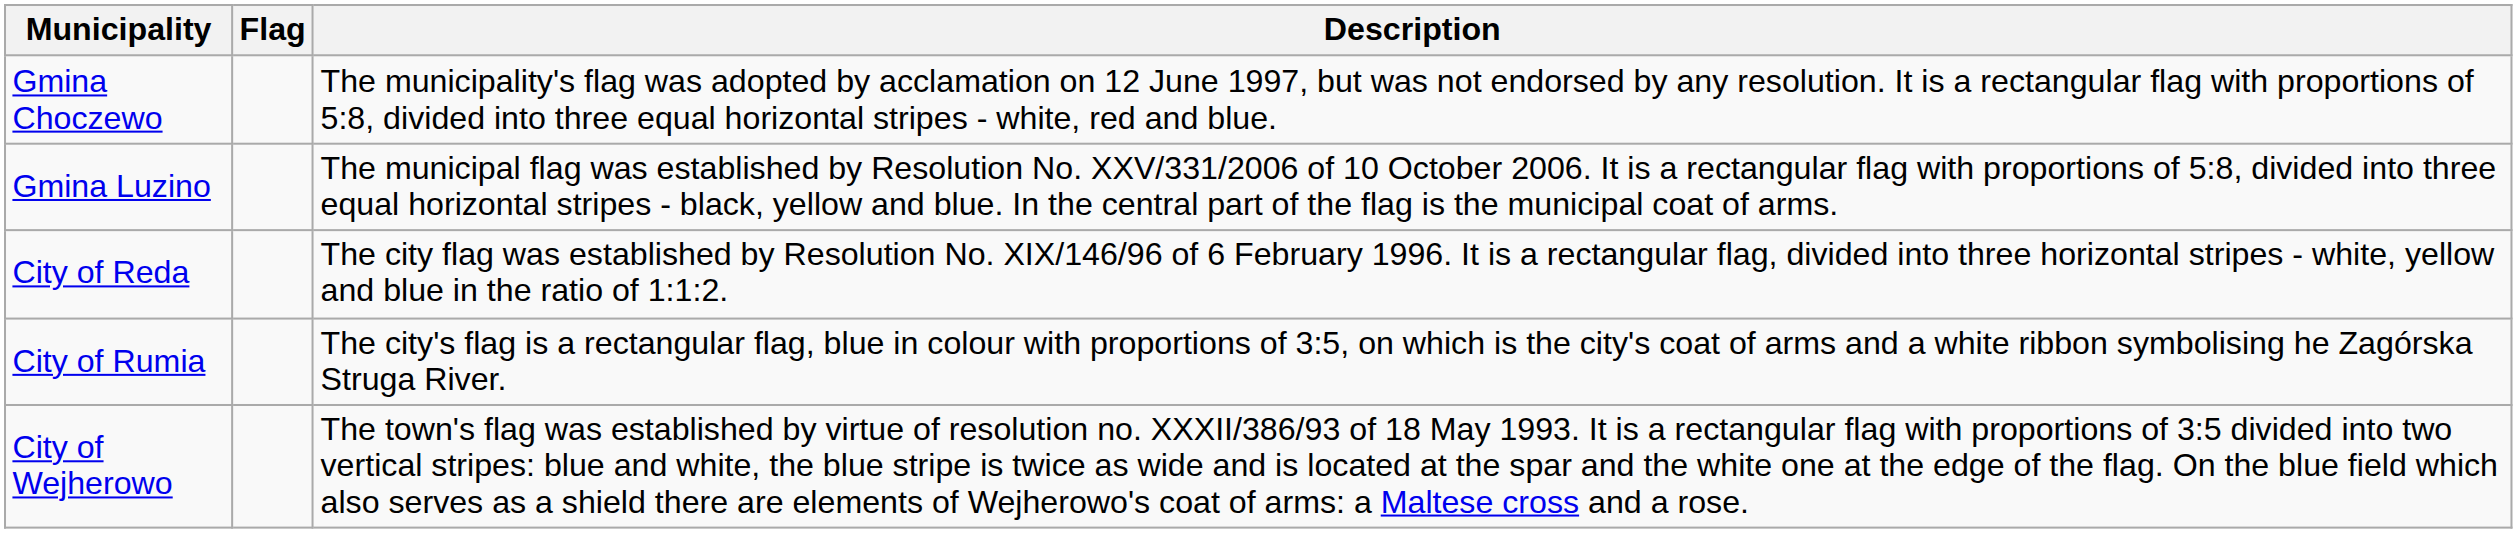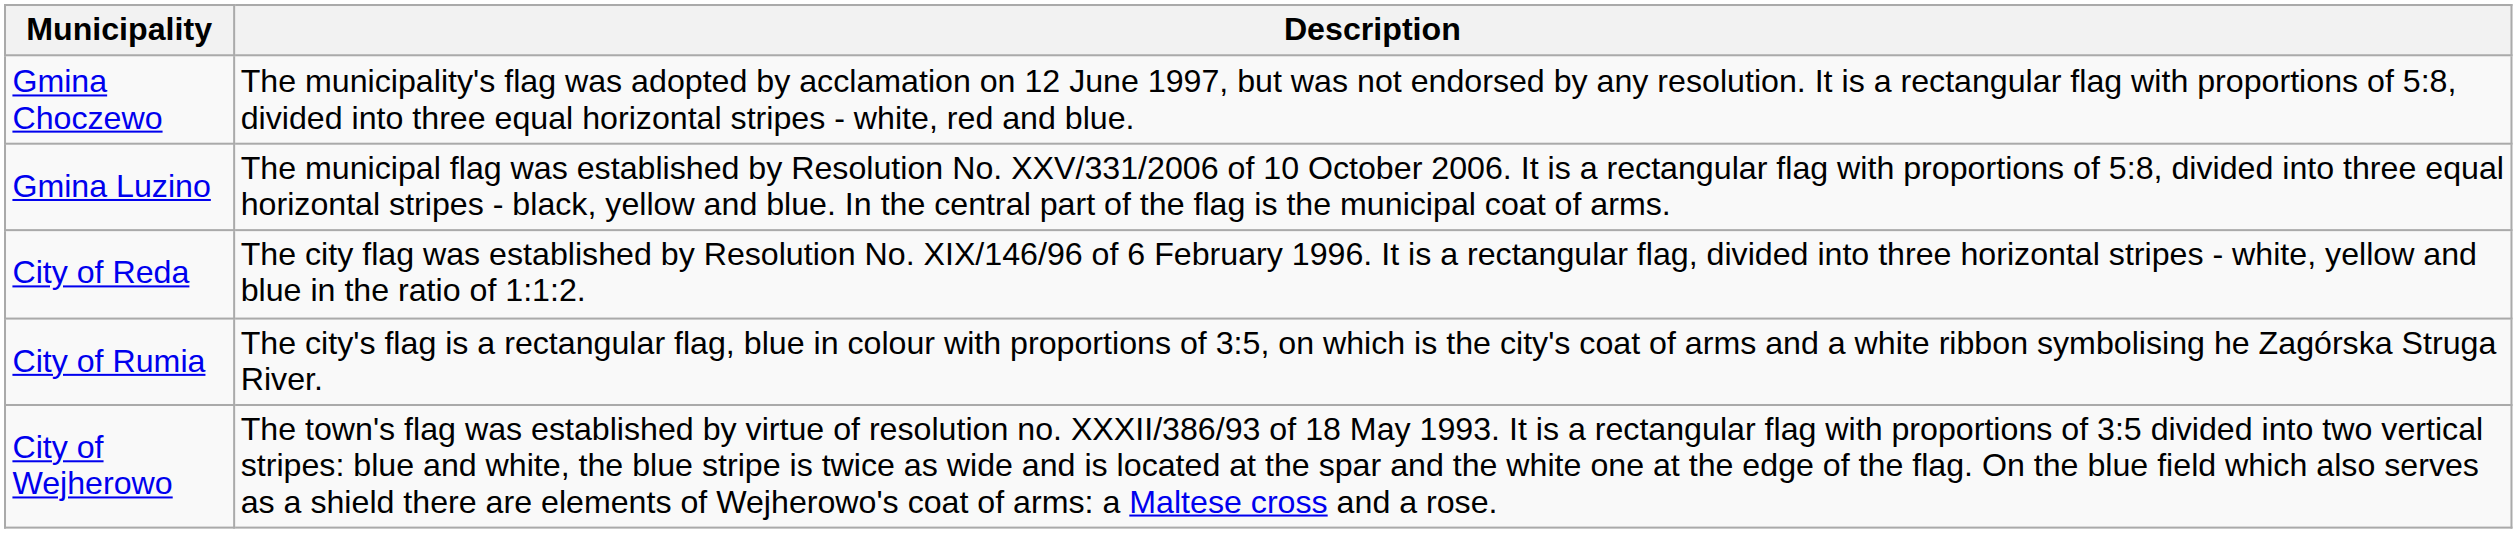- column: (273, 30)
